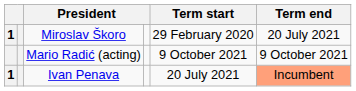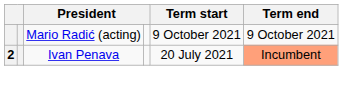- row: (84, 34)
(11, 75) 1 -> (11, 55) 2
